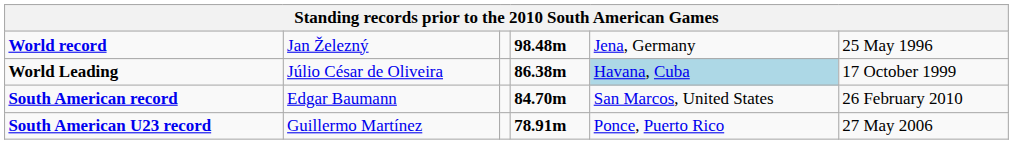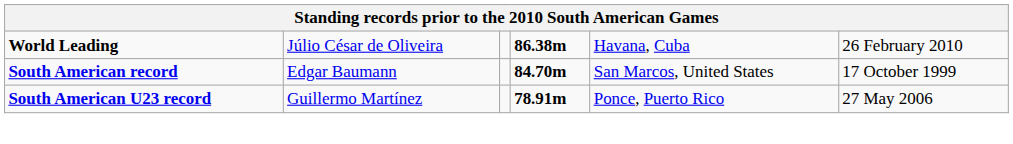- row: (58, 44)
(642, 71) lightblue background -> (642, 44) no background
(899, 71) 17 October 1999 -> (903, 44) 26 February 2010
(903, 98) 26 February 2010 -> (899, 71) 17 October 1999
